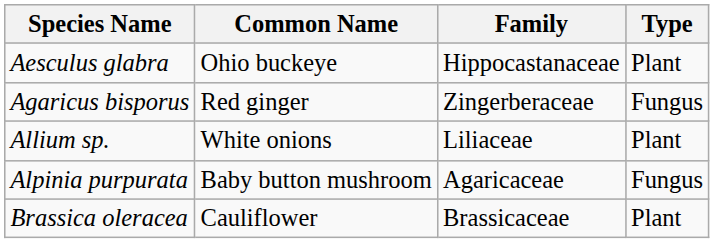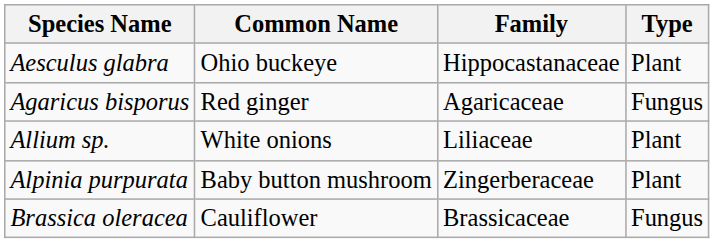(518, 101) Zingerberaceae -> (504, 101) Agaricaceae
(504, 179) Agaricaceae -> (518, 179) Zingerberaceae
(667, 179) Fungus -> (656, 179) Plant
(656, 218) Plant -> (667, 218) Fungus
